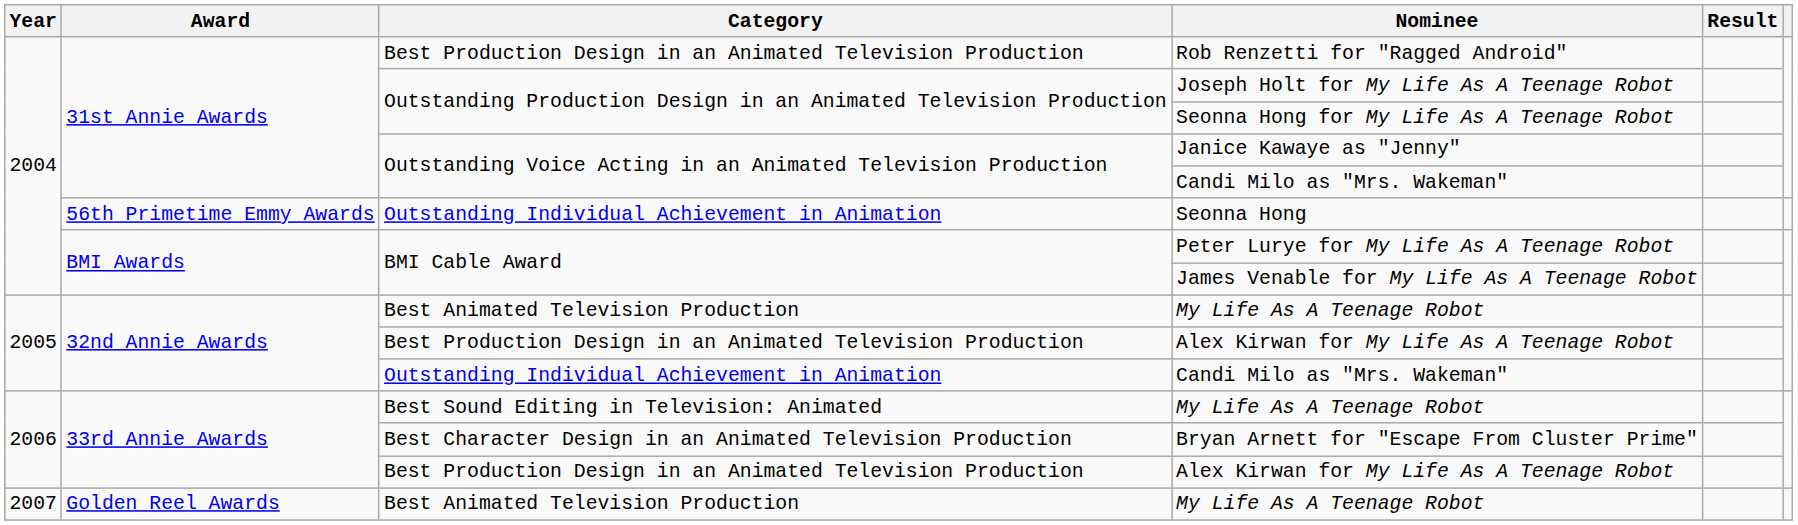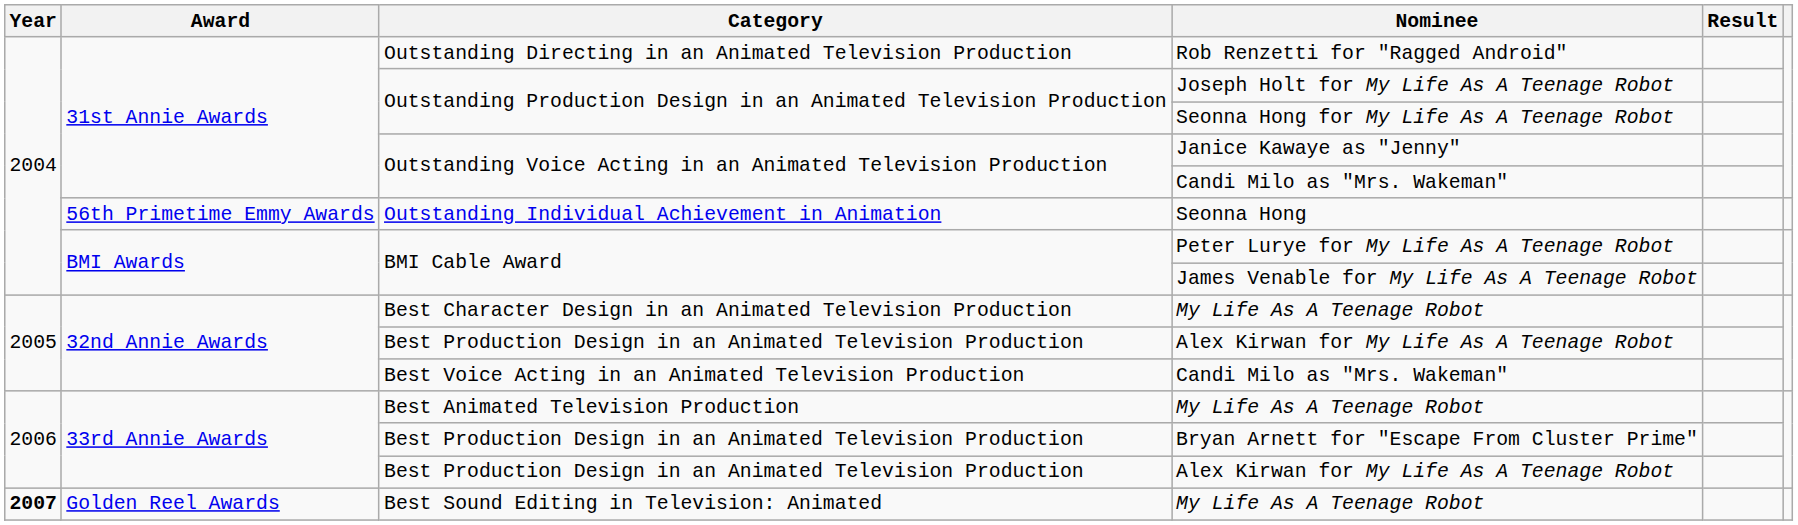(734, 53) Best Production Design in an Animated Television Production -> (728, 53) Outstanding Directing in an Animated Television Production
(592, 311) Best Animated Television Production -> (728, 311) Best Character Design in an Animated Television Production
(663, 375) Outstanding Individual Achievement in Animation -> (704, 375) Best Voice Acting in an Animated Television Production
(633, 407) Best Sound Editing in Television: Animated -> (592, 407) Best Animated Television Production
(728, 440) Best Character Design in an Animated Television Production -> (734, 440) Best Production Design in an Animated Television Production
(33, 504) normal -> (33, 504) bold
(592, 504) Best Animated Television Production -> (633, 504) Best Sound Editing in Television: Animated
